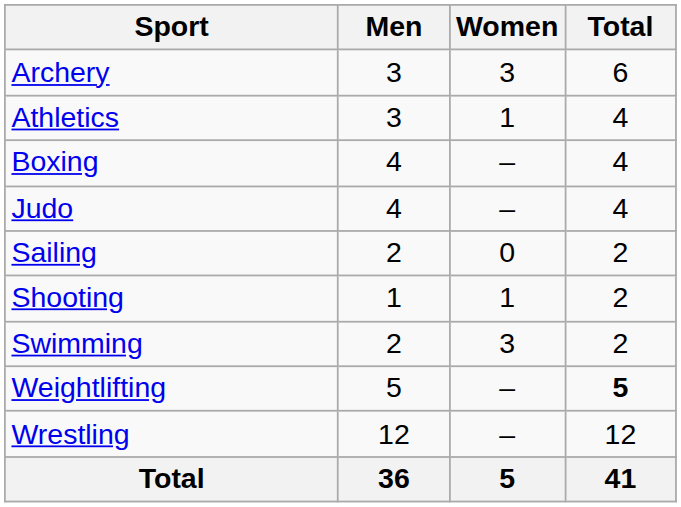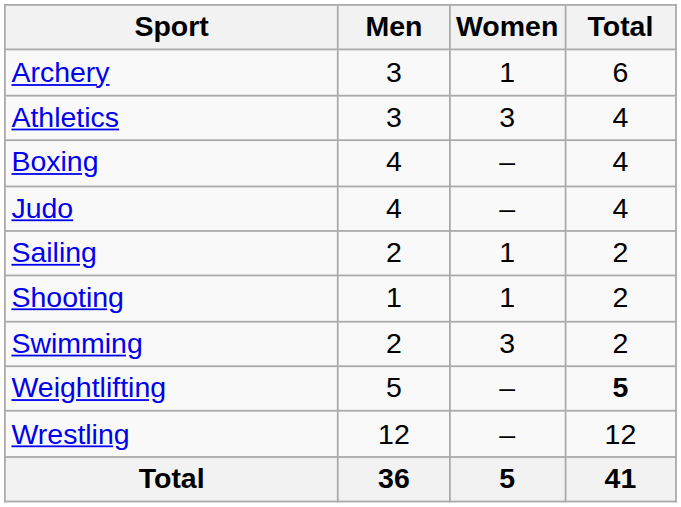(507, 72) 3 -> (507, 72) 1
(507, 117) 1 -> (507, 117) 3
(507, 252) 0 -> (507, 252) 1
